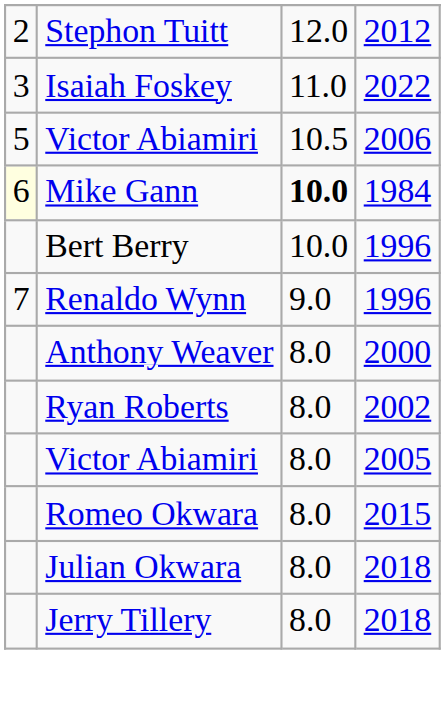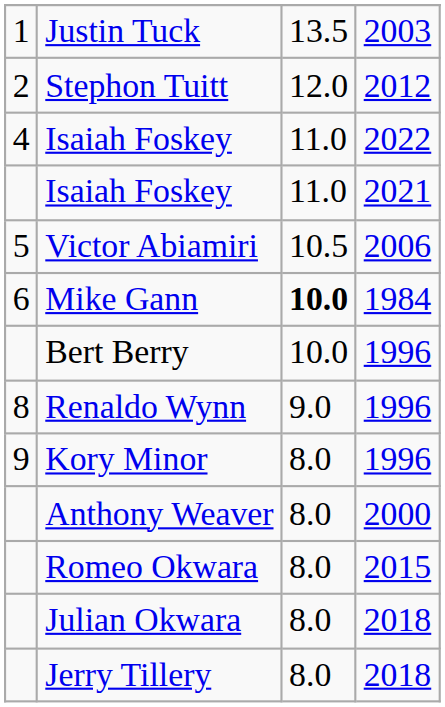+ row: (123, 31)
(21, 84) 3 -> (21, 138) 4
+ row: (139, 191)
(21, 191) lightyellow background -> (21, 298) no background
(21, 298) 7 -> (21, 406) 8
+ row: (126, 459)
- row: (137, 406)
- row: (152, 459)
